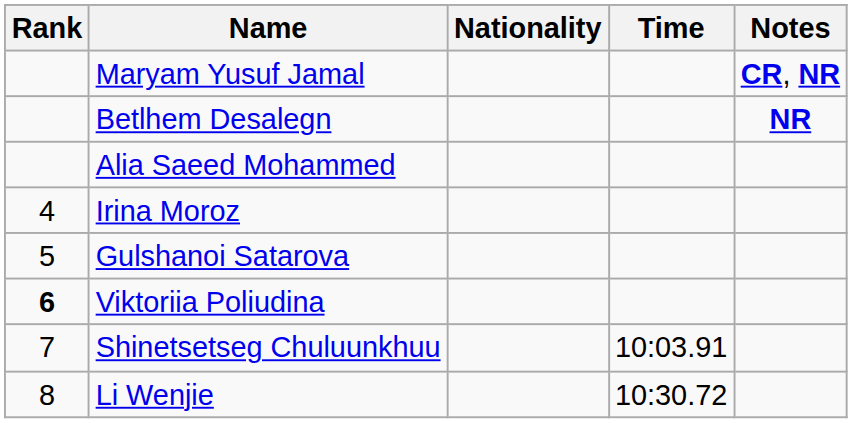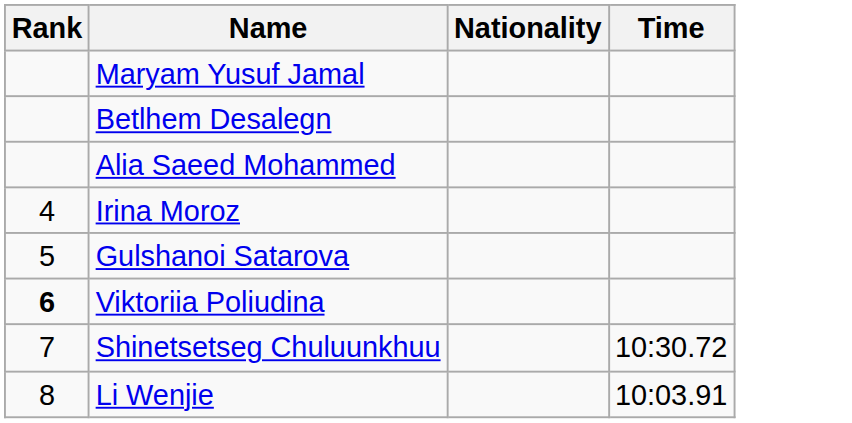- column: (790, 28)
(671, 348) 10:03.91 -> (671, 348) 10:30.72
(671, 394) 10:30.72 -> (671, 394) 10:03.91
